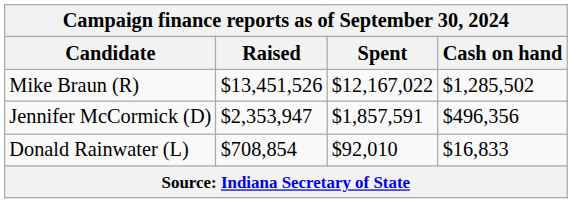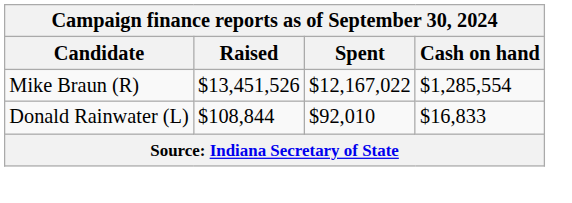(488, 85) $1,285,502 -> (466, 85) $1,285,554
- row: (110, 117)
(259, 149) $708,854 -> (236, 117) $108,844
